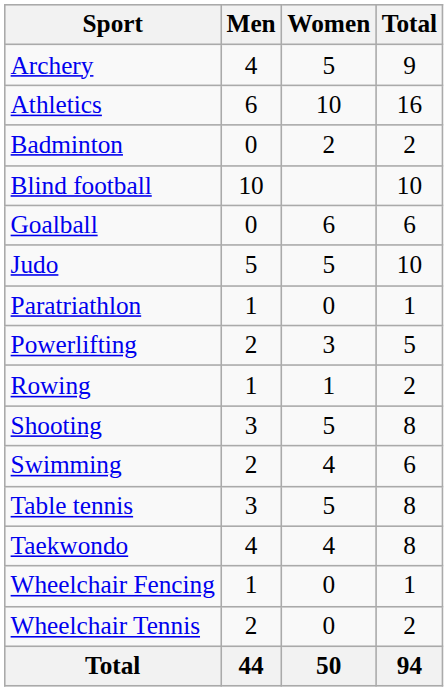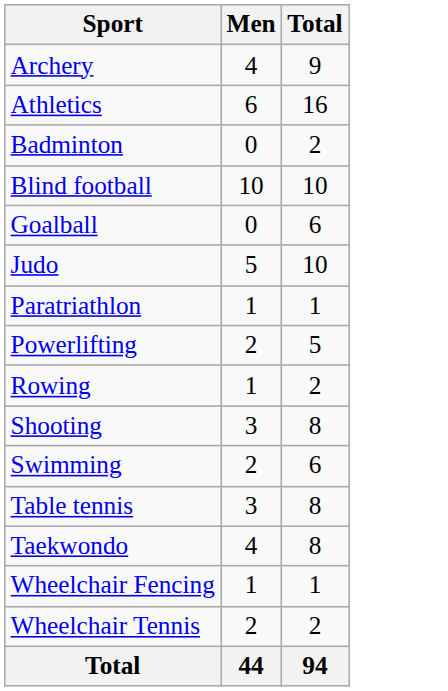- column: (329, 24)
